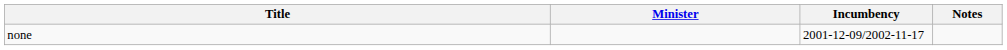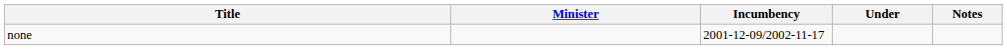+ column: (882, 14)
